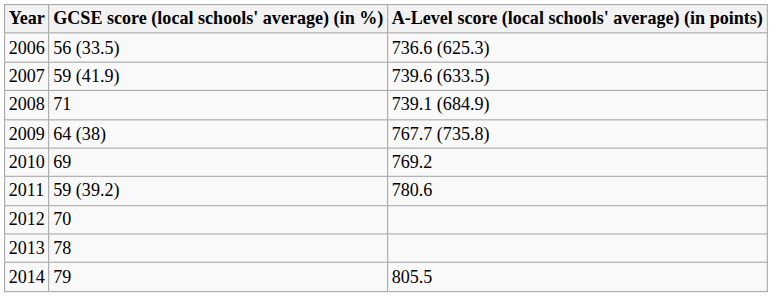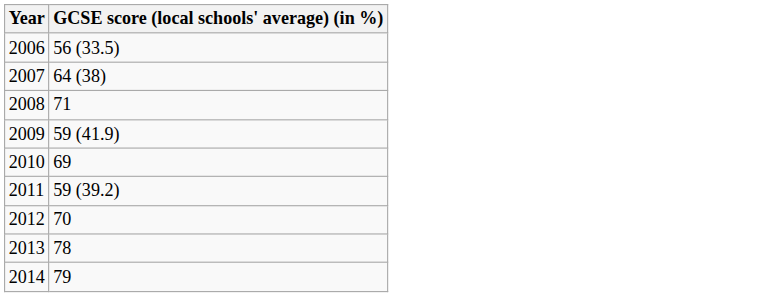- column: (577, 18)
(86, 76) 59 (41.9) -> (80, 76) 64 (38)
(80, 133) 64 (38) -> (86, 133) 59 (41.9)
